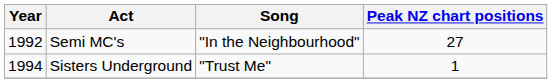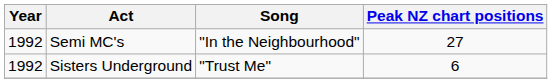(25, 66) 1994 -> (25, 66) 1992
(455, 66) 1 -> (455, 66) 6
